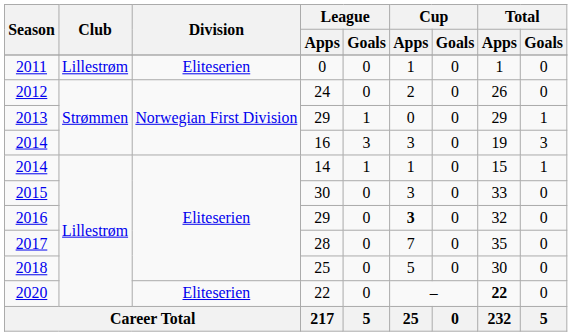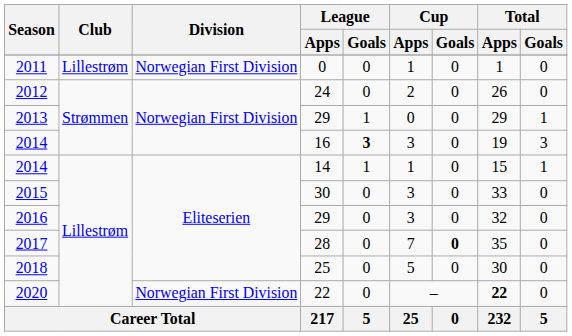(216, 67) Eliteserien -> (216, 67) Norwegian First Division
(367, 142) normal -> (367, 142) bold
(411, 218) bold -> (411, 218) normal
(455, 243) normal -> (455, 243) bold
(216, 293) Eliteserien -> (216, 293) Norwegian First Division
